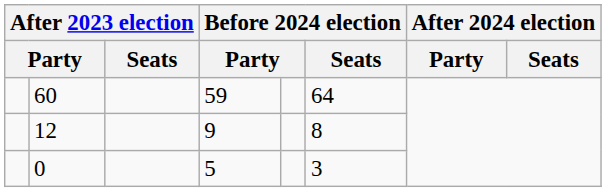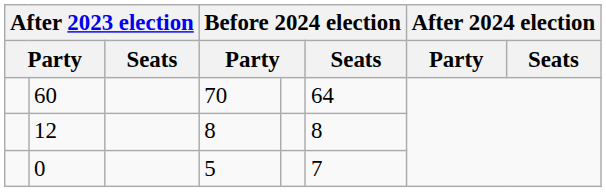(216, 95) 59 -> (216, 95) 70
(210, 131) 9 -> (210, 131) 8
(317, 167) 3 -> (317, 167) 7
